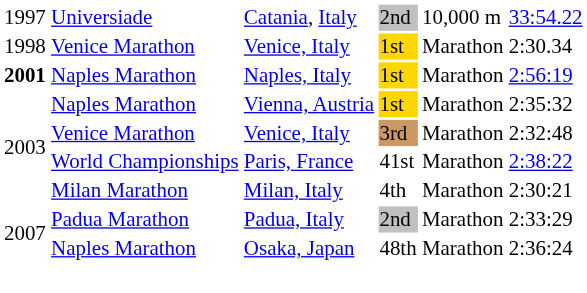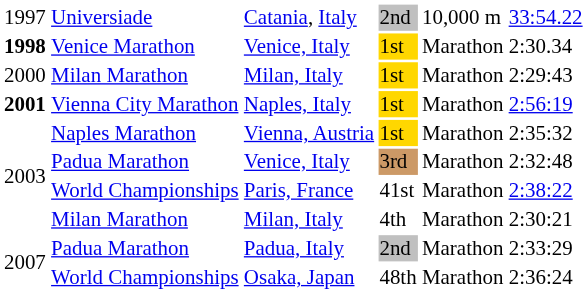(25, 46) normal -> (25, 46) bold
+ row: (293, 75)
(124, 75) Naples Marathon -> (145, 104) Vienna City Marathon
(123, 132) Venice Marathon -> (120, 161) Padua Marathon
(124, 248) Naples Marathon -> (145, 276) World Championships
